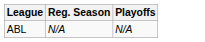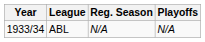+ column: (26, 12)
